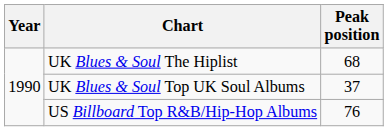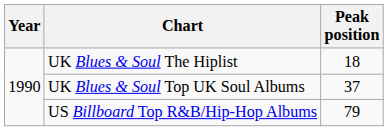(352, 61) 68 -> (352, 61) 18
(352, 112) 76 -> (352, 112) 79
